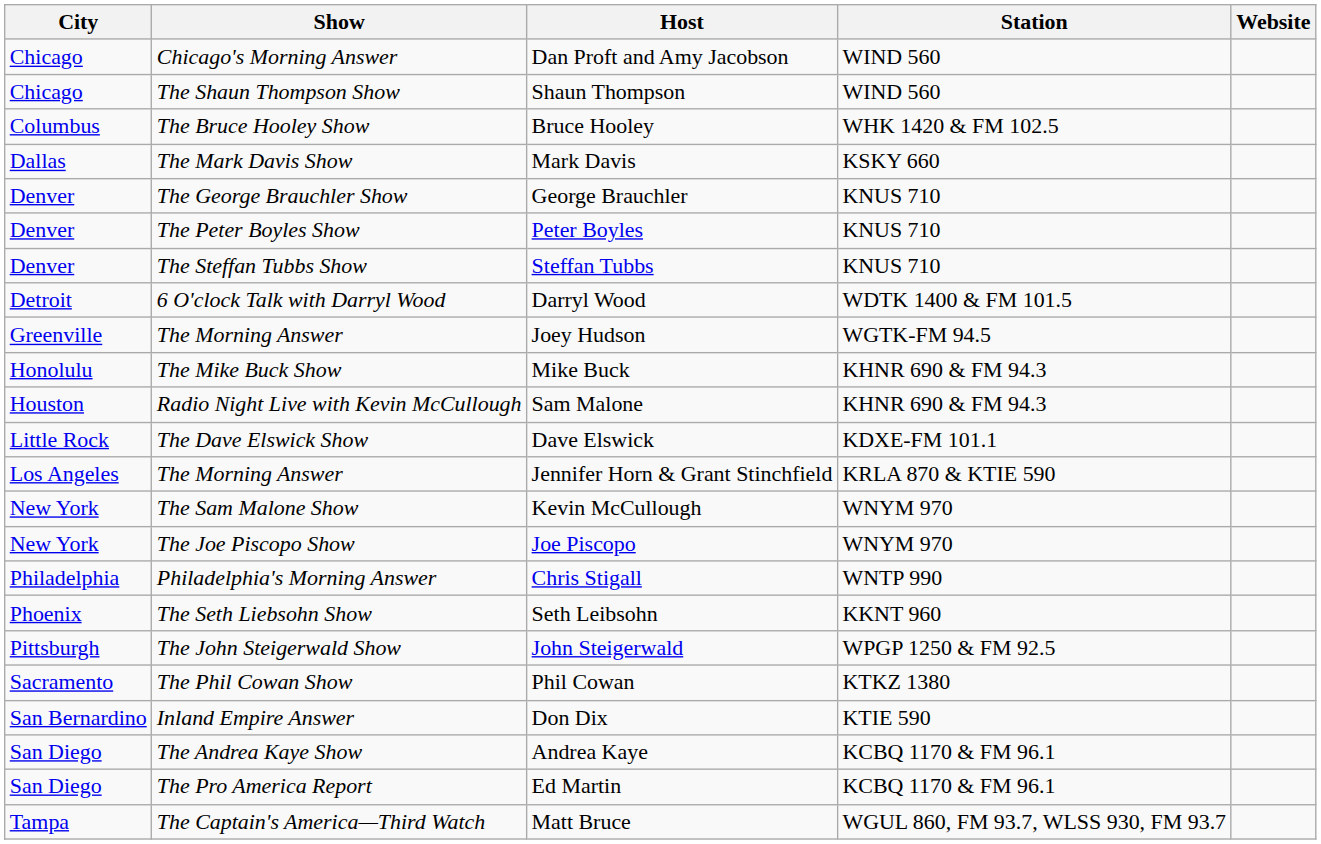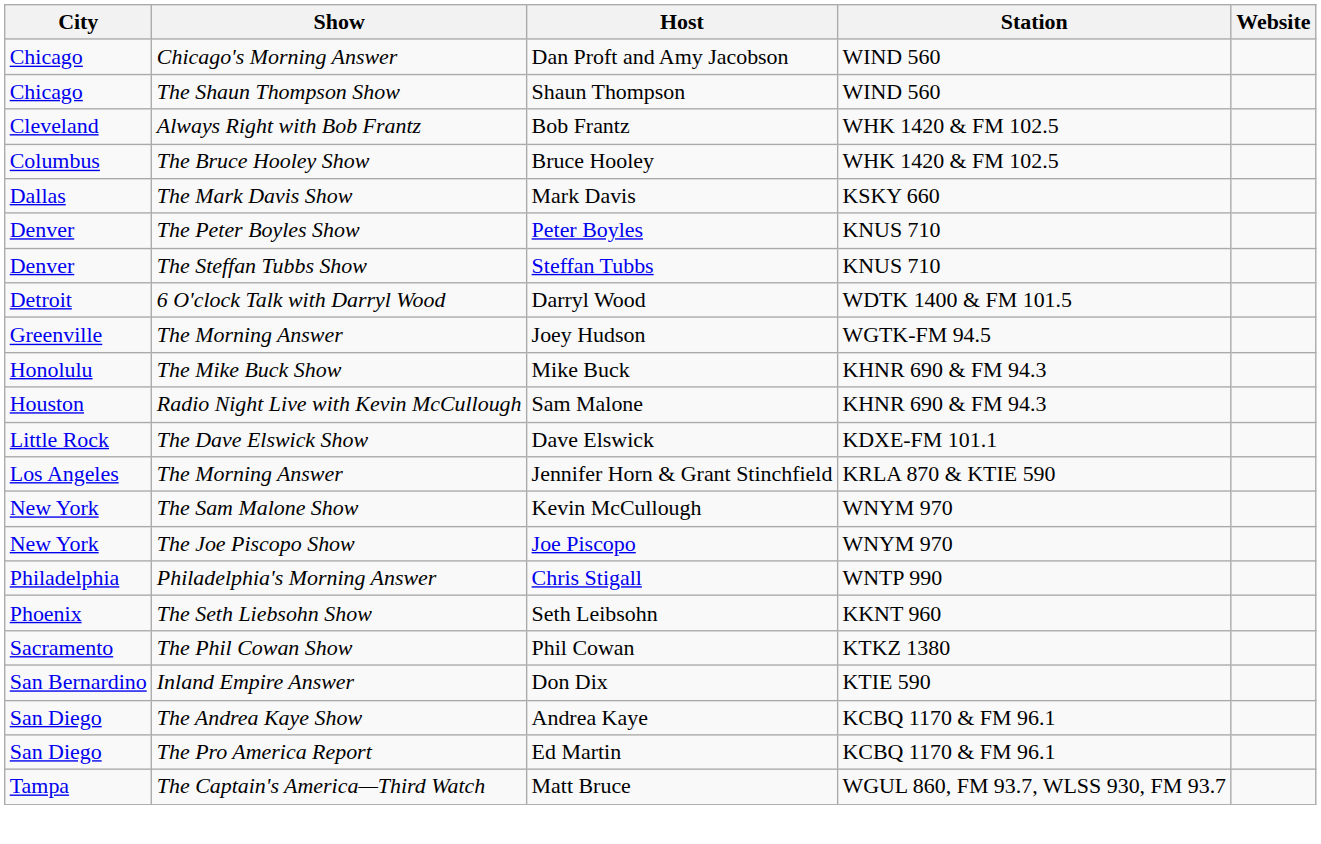+ row: (581, 126)
- row: (610, 195)
- row: (607, 647)
